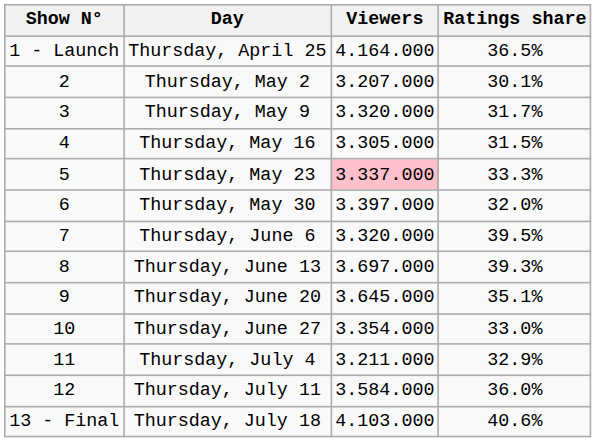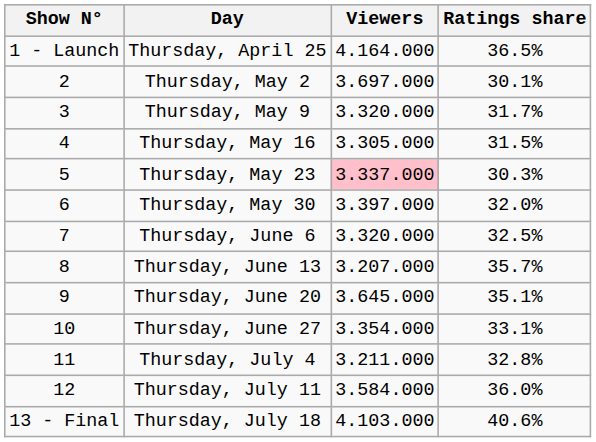(385, 82) 3.207.000 -> (385, 82) 3.697.000
(515, 174) 33.3% -> (515, 174) 30.3%
(515, 236) 39.5% -> (515, 236) 32.5%
(385, 267) 3.697.000 -> (385, 267) 3.207.000
(515, 267) 39.3% -> (515, 267) 35.7%
(515, 329) 33.0% -> (515, 329) 33.1%
(515, 359) 32.9% -> (515, 359) 32.8%
